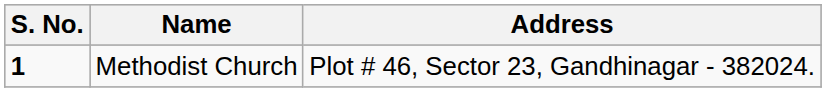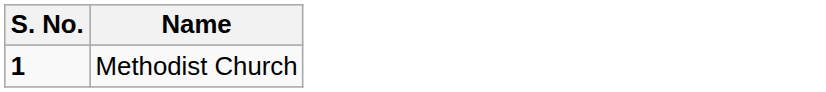- column: (562, 24)
